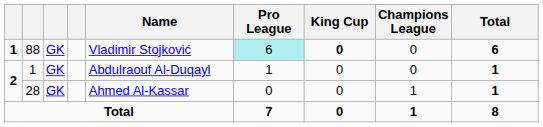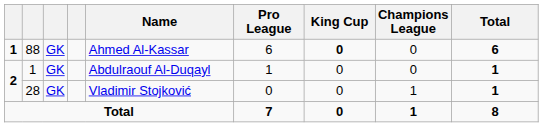(140, 49) Vladimir Stojković -> (139, 49) Ahmed Al-Kassar
(269, 49) paleturquoise background -> (269, 49) no background
(139, 91) Ahmed Al-Kassar -> (140, 91) Vladimir Stojković
